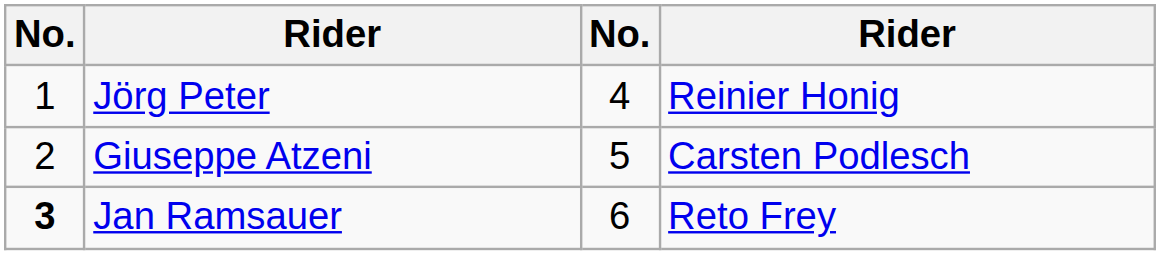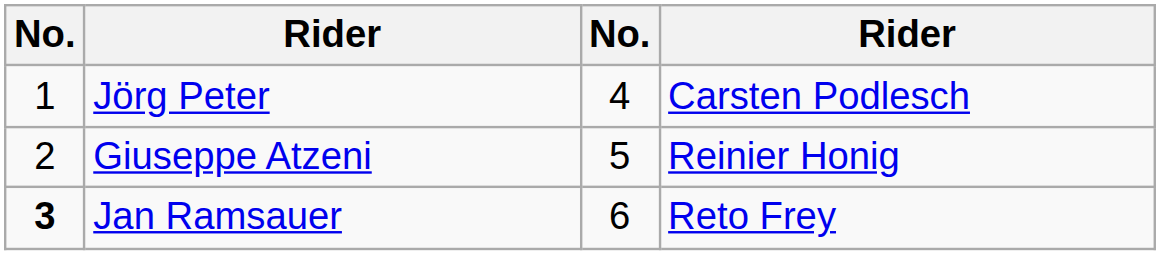(784, 95) Reinier Honig -> (819, 95) Carsten Podlesch
(819, 156) Carsten Podlesch -> (784, 156) Reinier Honig
